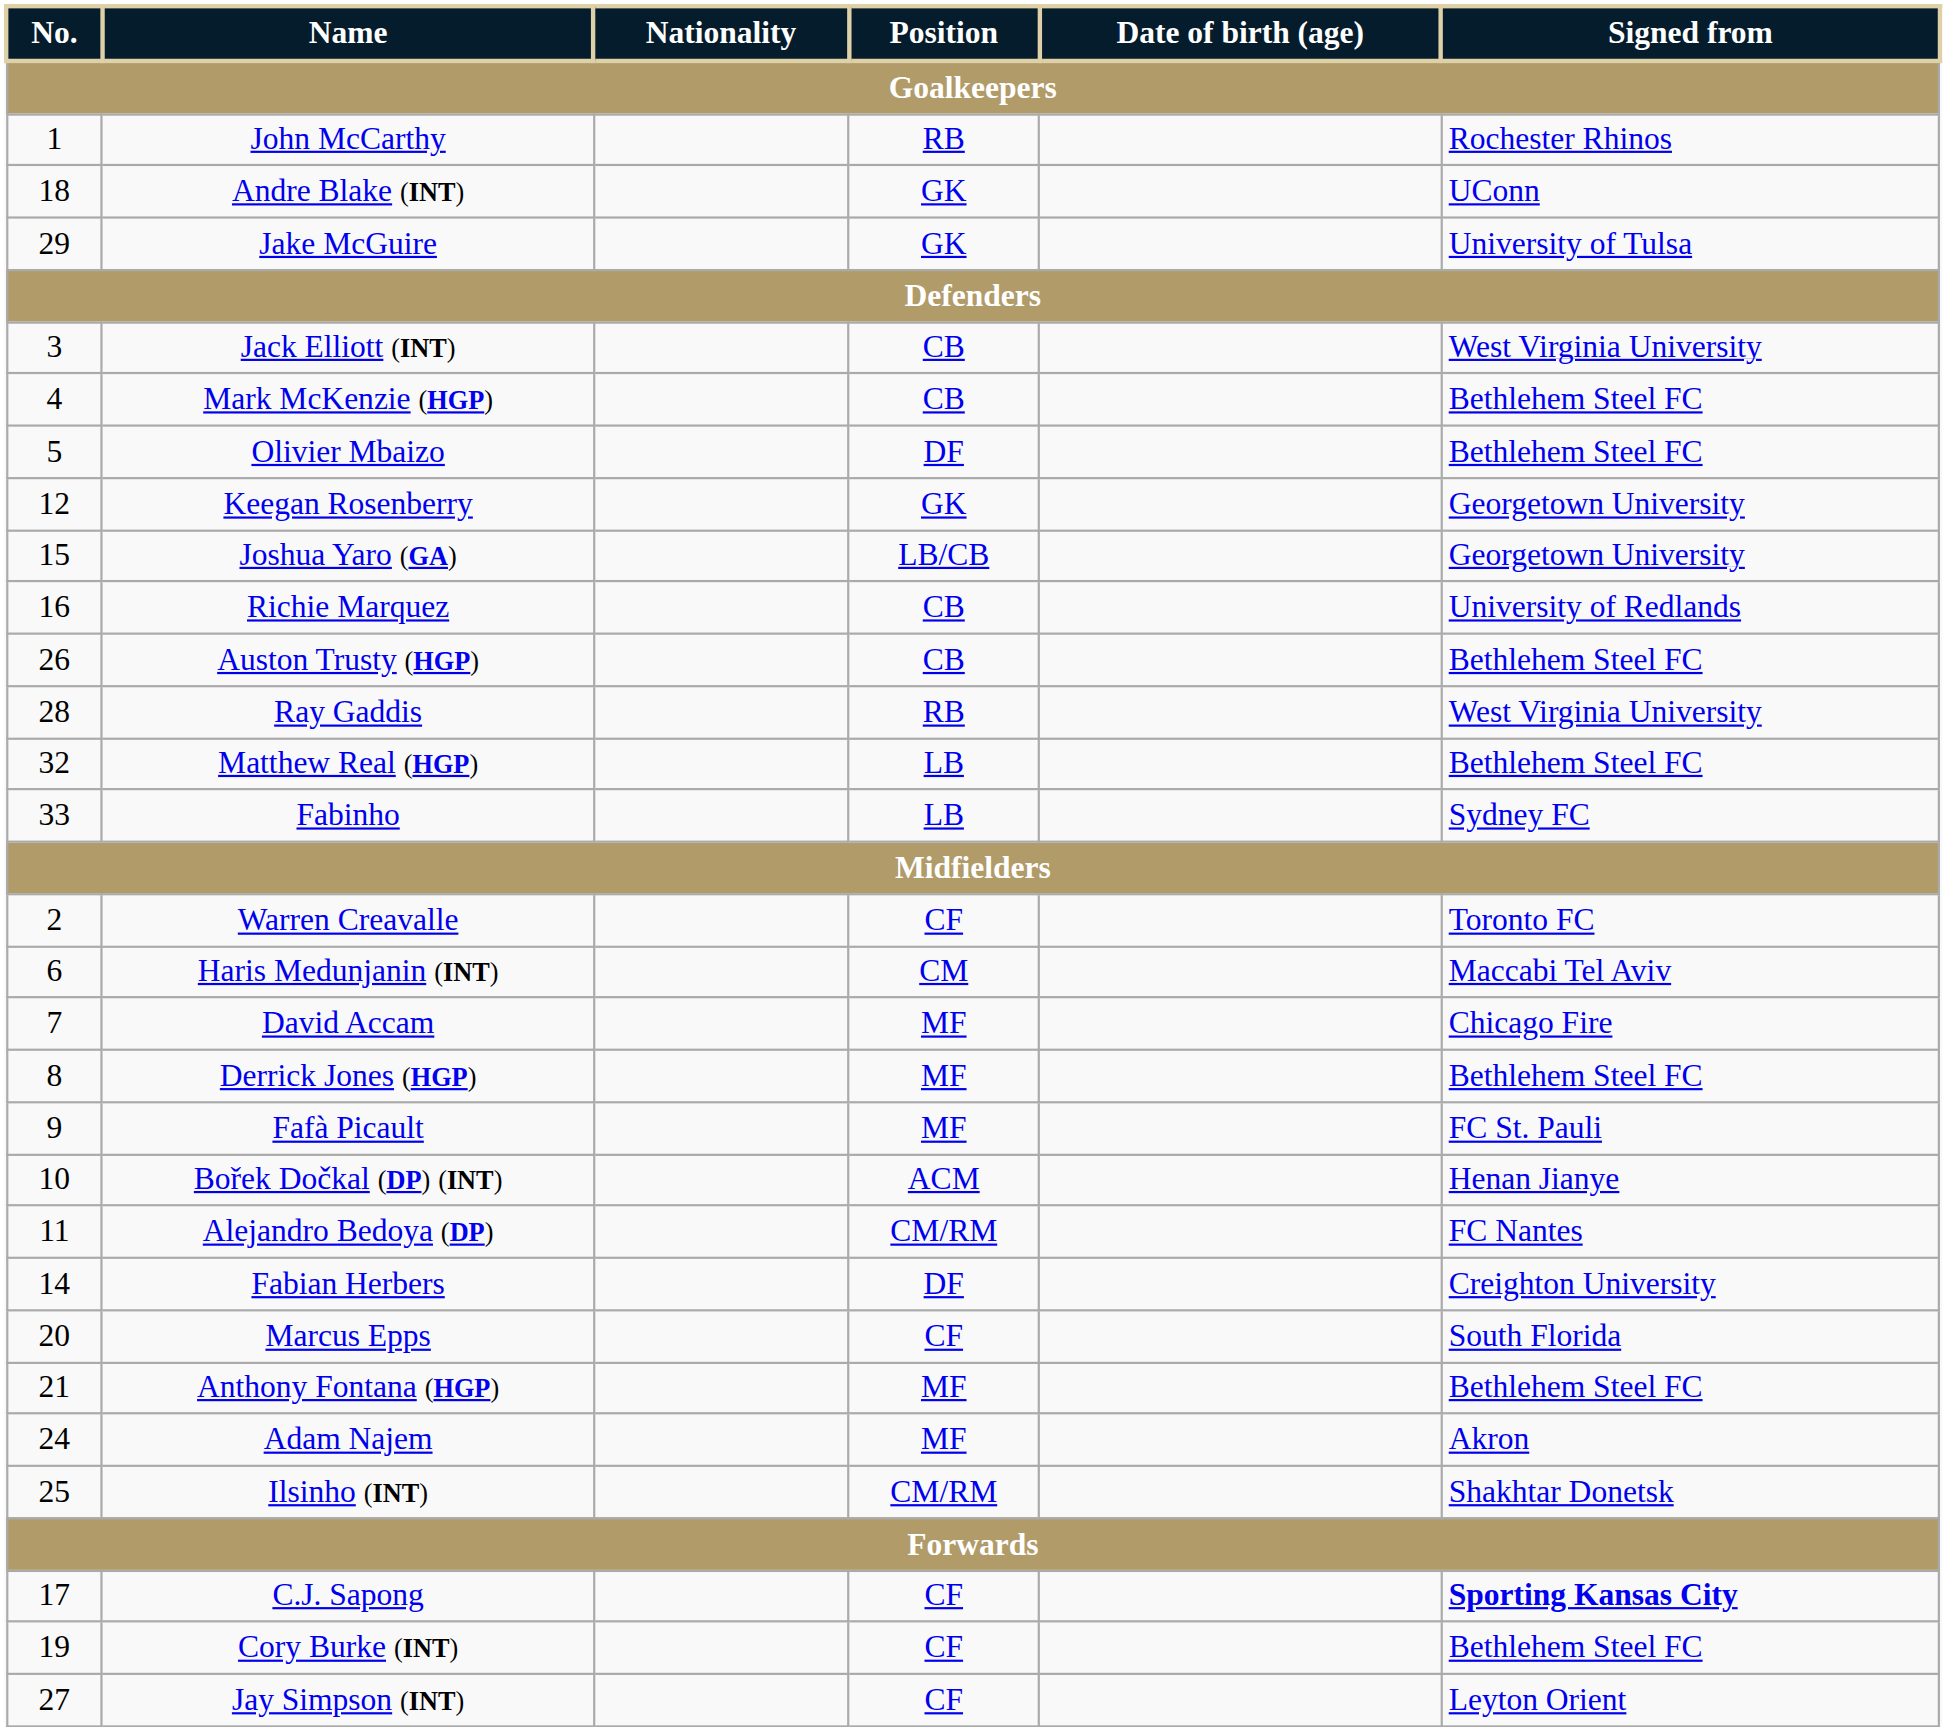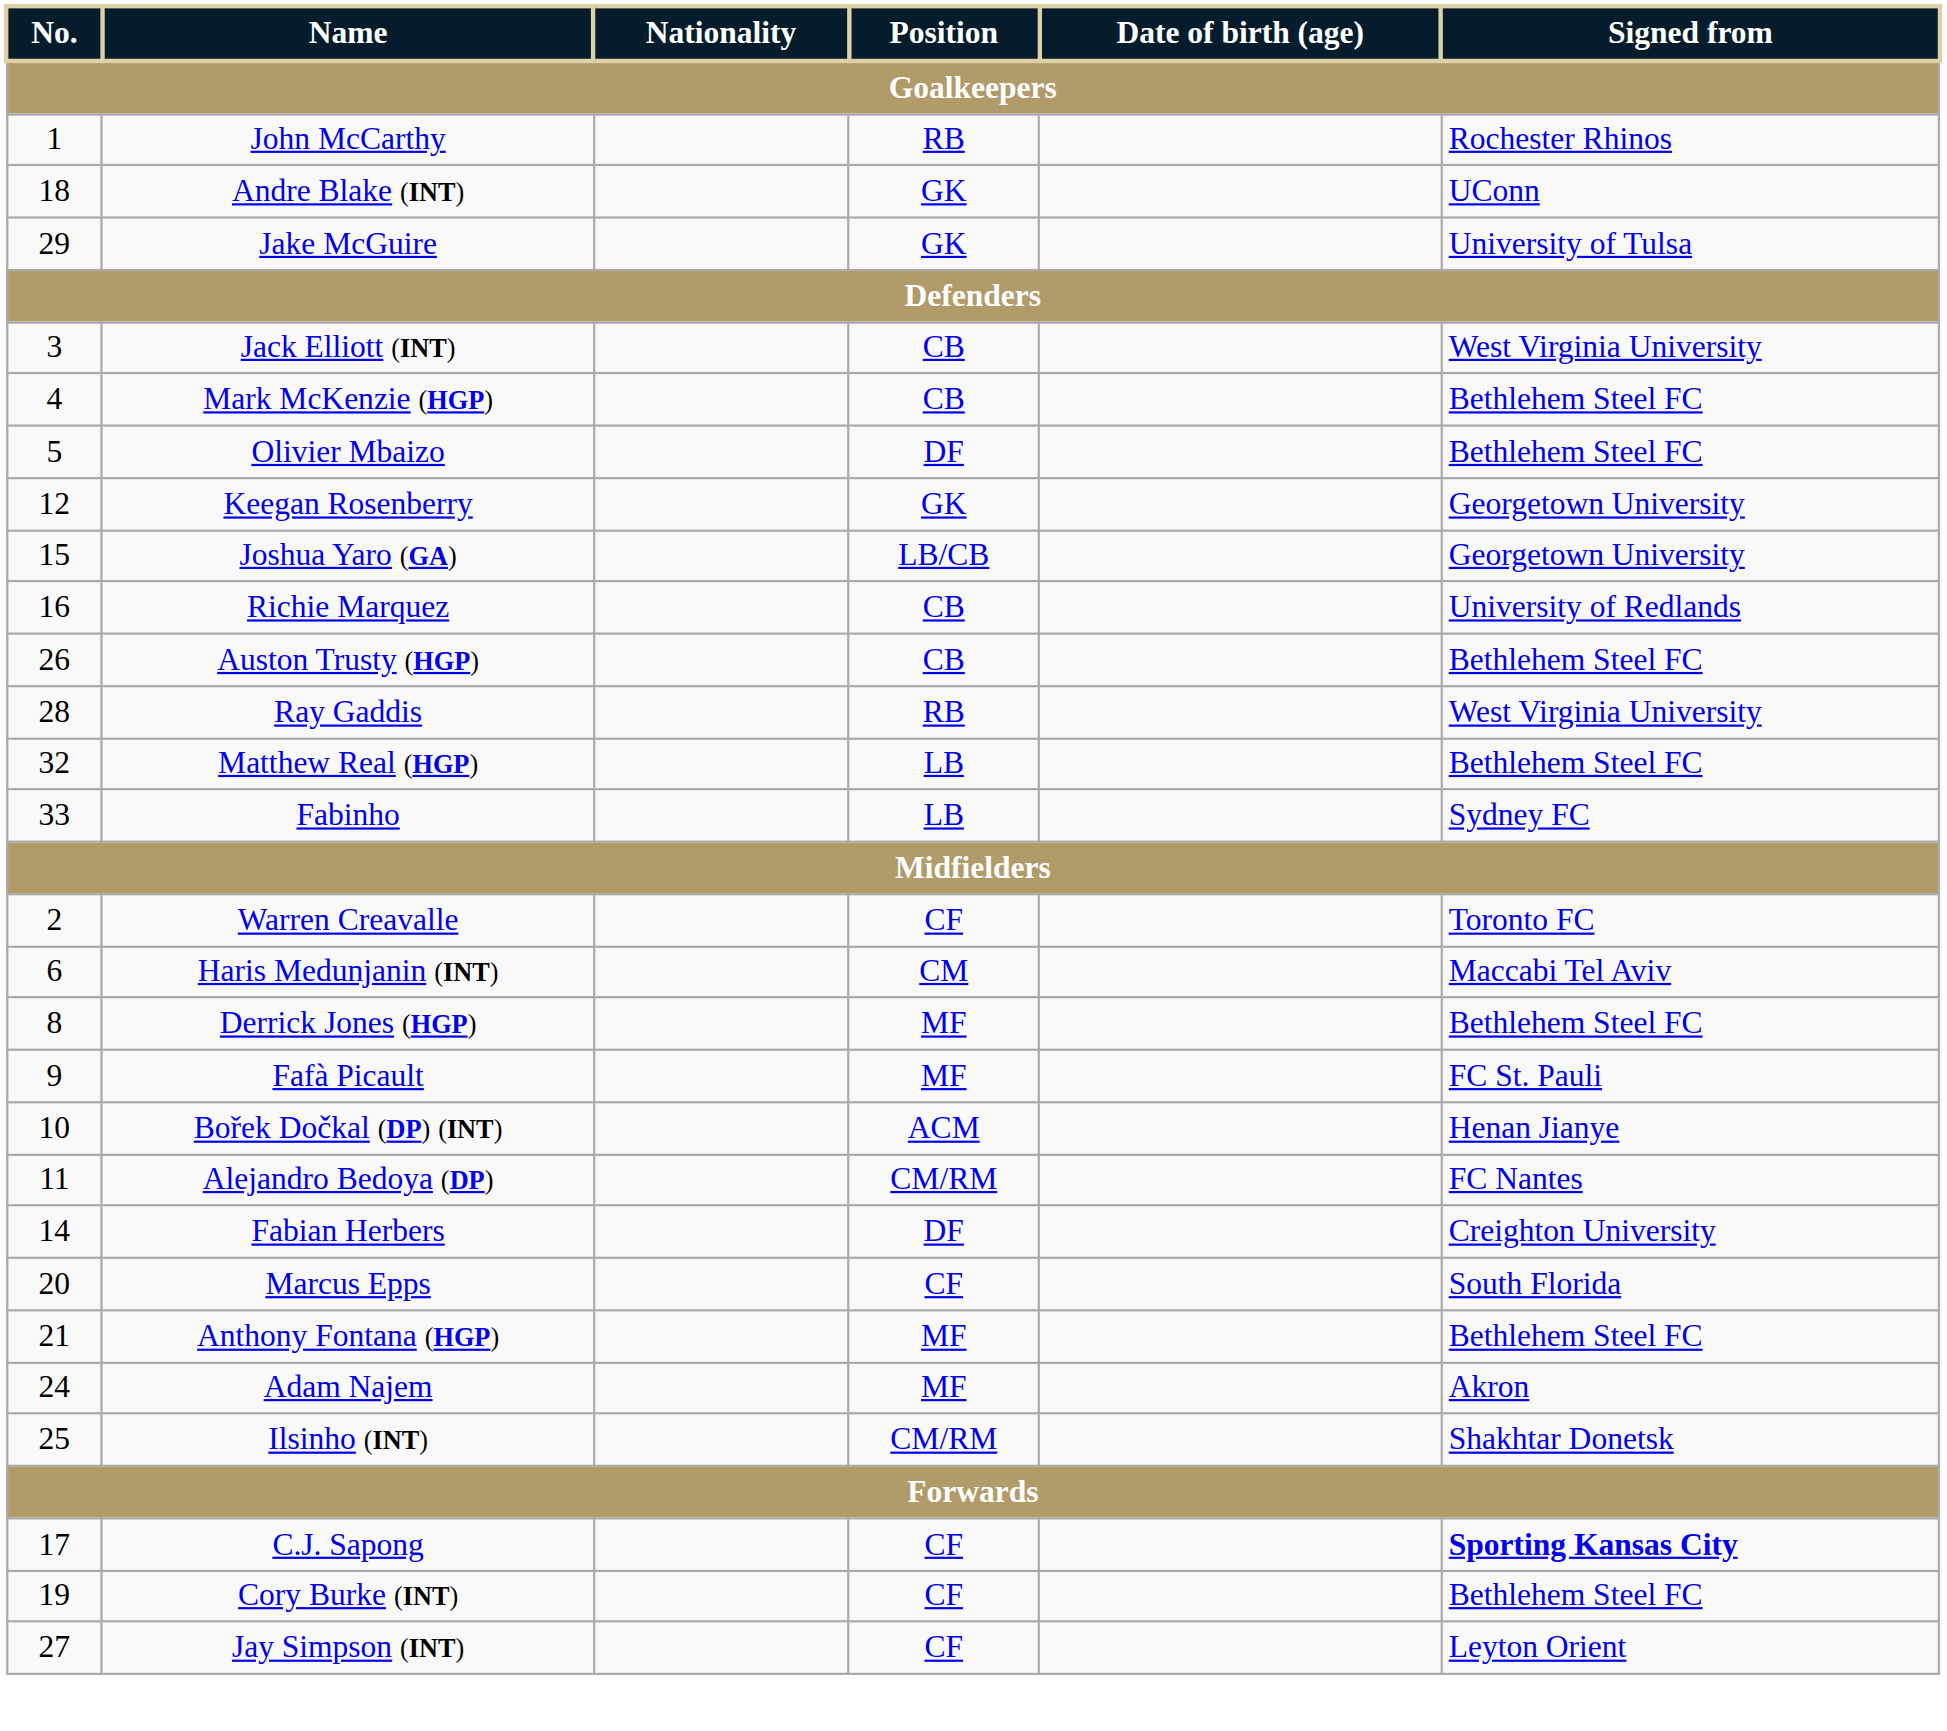- row: (348, 1023)
